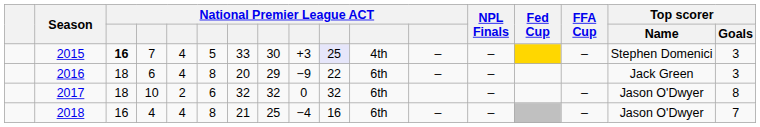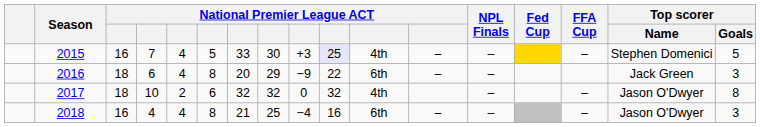(121, 54) bold -> (121, 54) normal
(736, 54) 3 -> (736, 54) 5
(379, 93) 6th -> (379, 93) 4th
(736, 113) 7 -> (736, 113) 3
